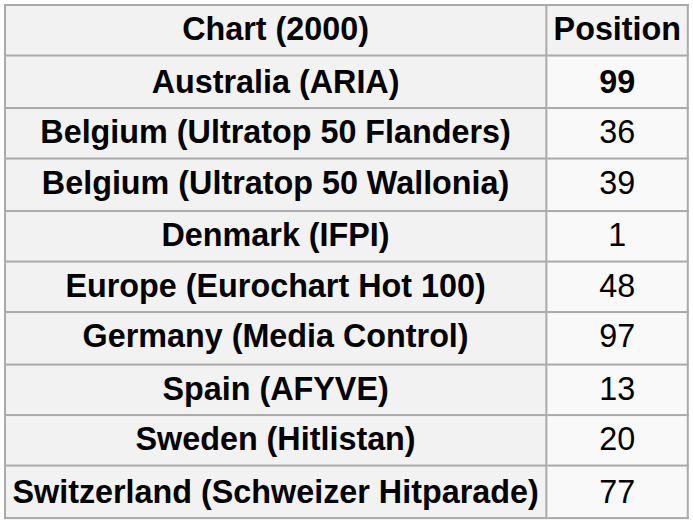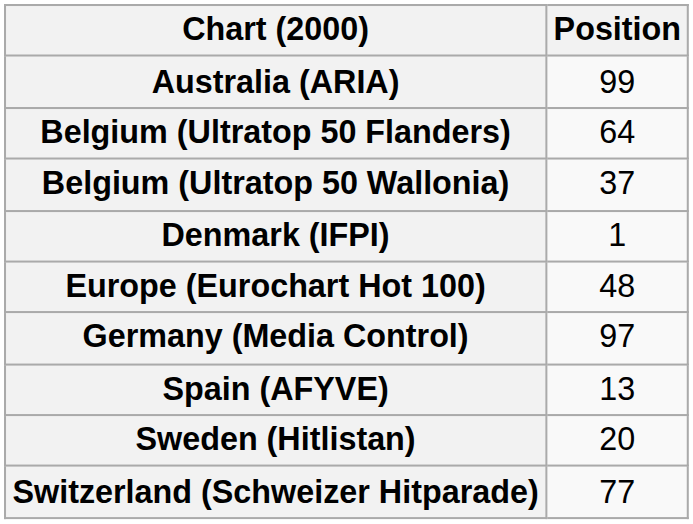(617, 81) bold -> (617, 81) normal
(617, 132) 36 -> (617, 132) 64
(617, 183) 39 -> (617, 183) 37
